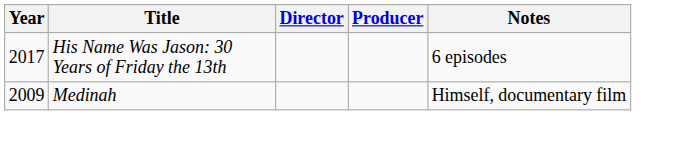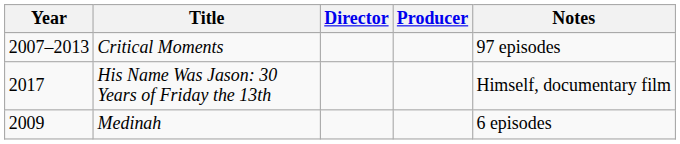+ row: (161, 47)
(469, 57) 6 episodes -> (574, 85) Himself, documentary film
(529, 95) Himself, documentary film -> (514, 124) 6 episodes
